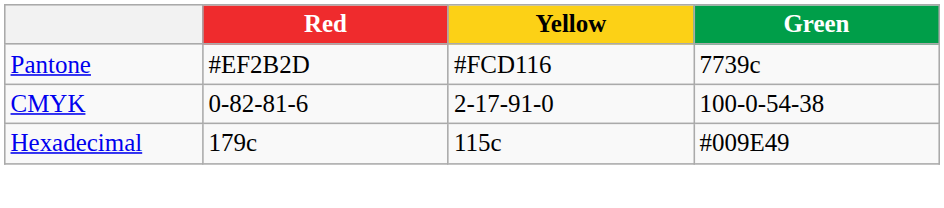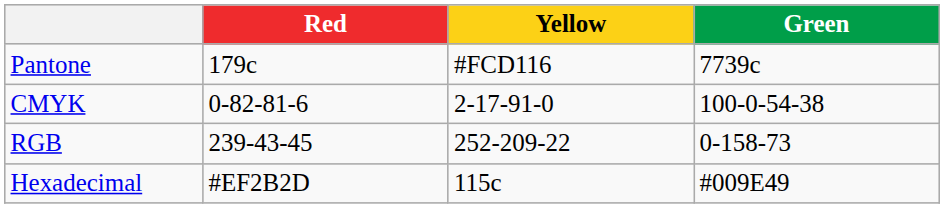(259, 63) #EF2B2D -> (233, 63) 179c
+ row: (36, 143)
(233, 143) 179c -> (259, 182) #EF2B2D
